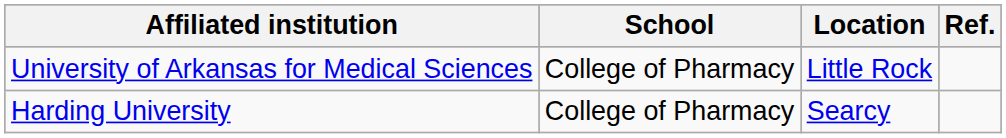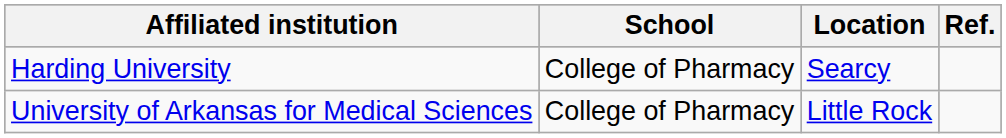rows swapped: (121, 111) <-> (272, 68)
